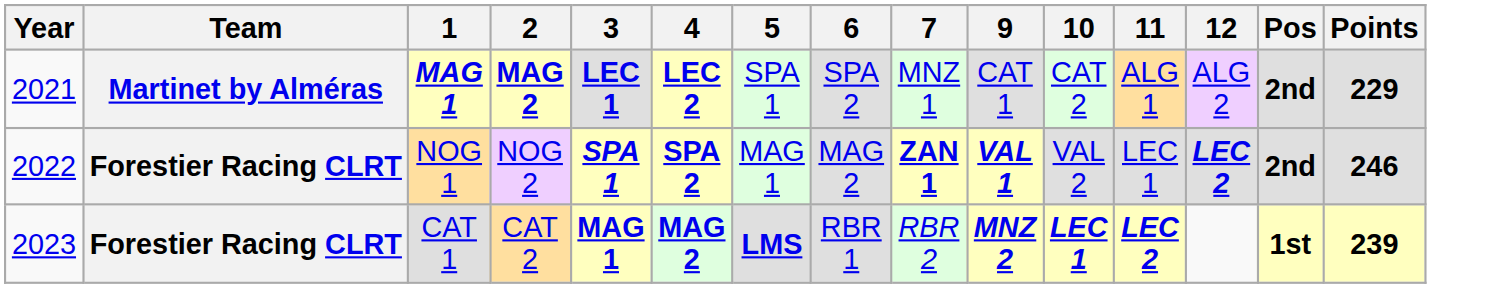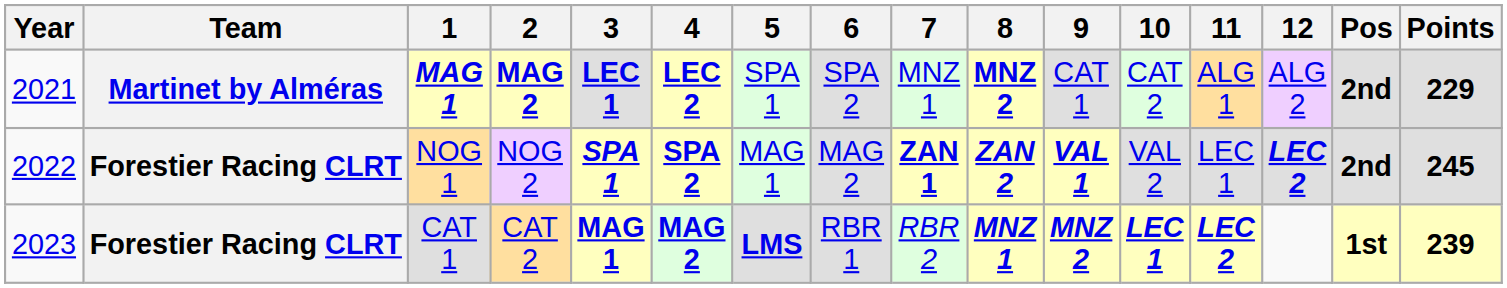+ column: (1005, 27)
(1374, 166) 246 -> (1450, 166) 245
